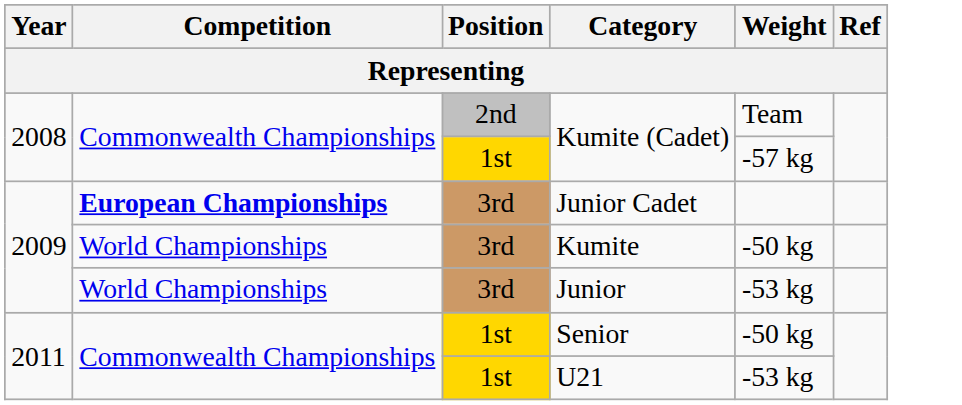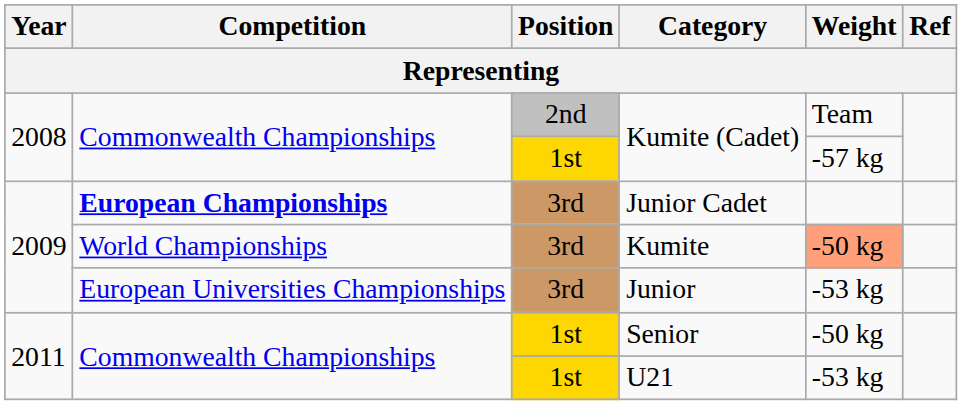(778, 245) no background -> (848, 245) lightsalmon background
(203, 289) World Championships -> (292, 289) European Universities Championships
